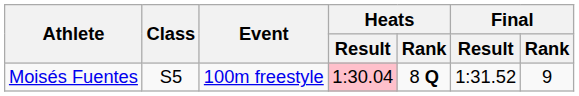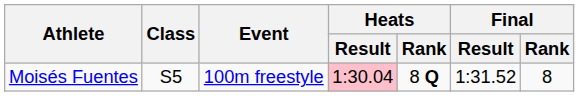(547, 77) 9 -> (547, 77) 8
